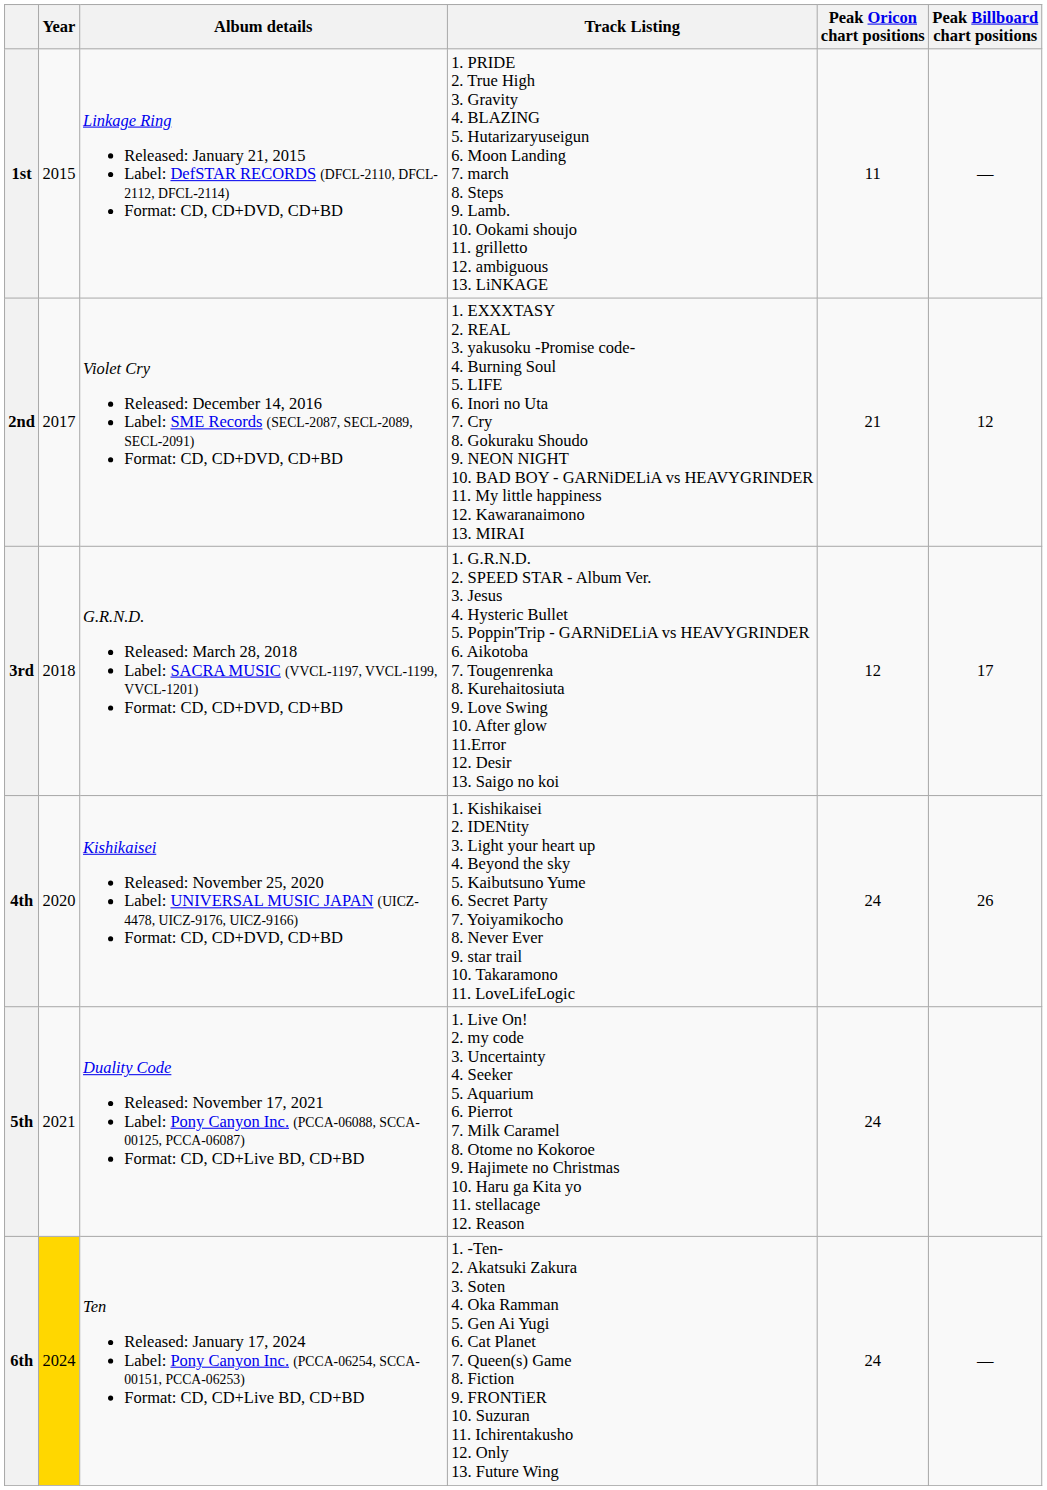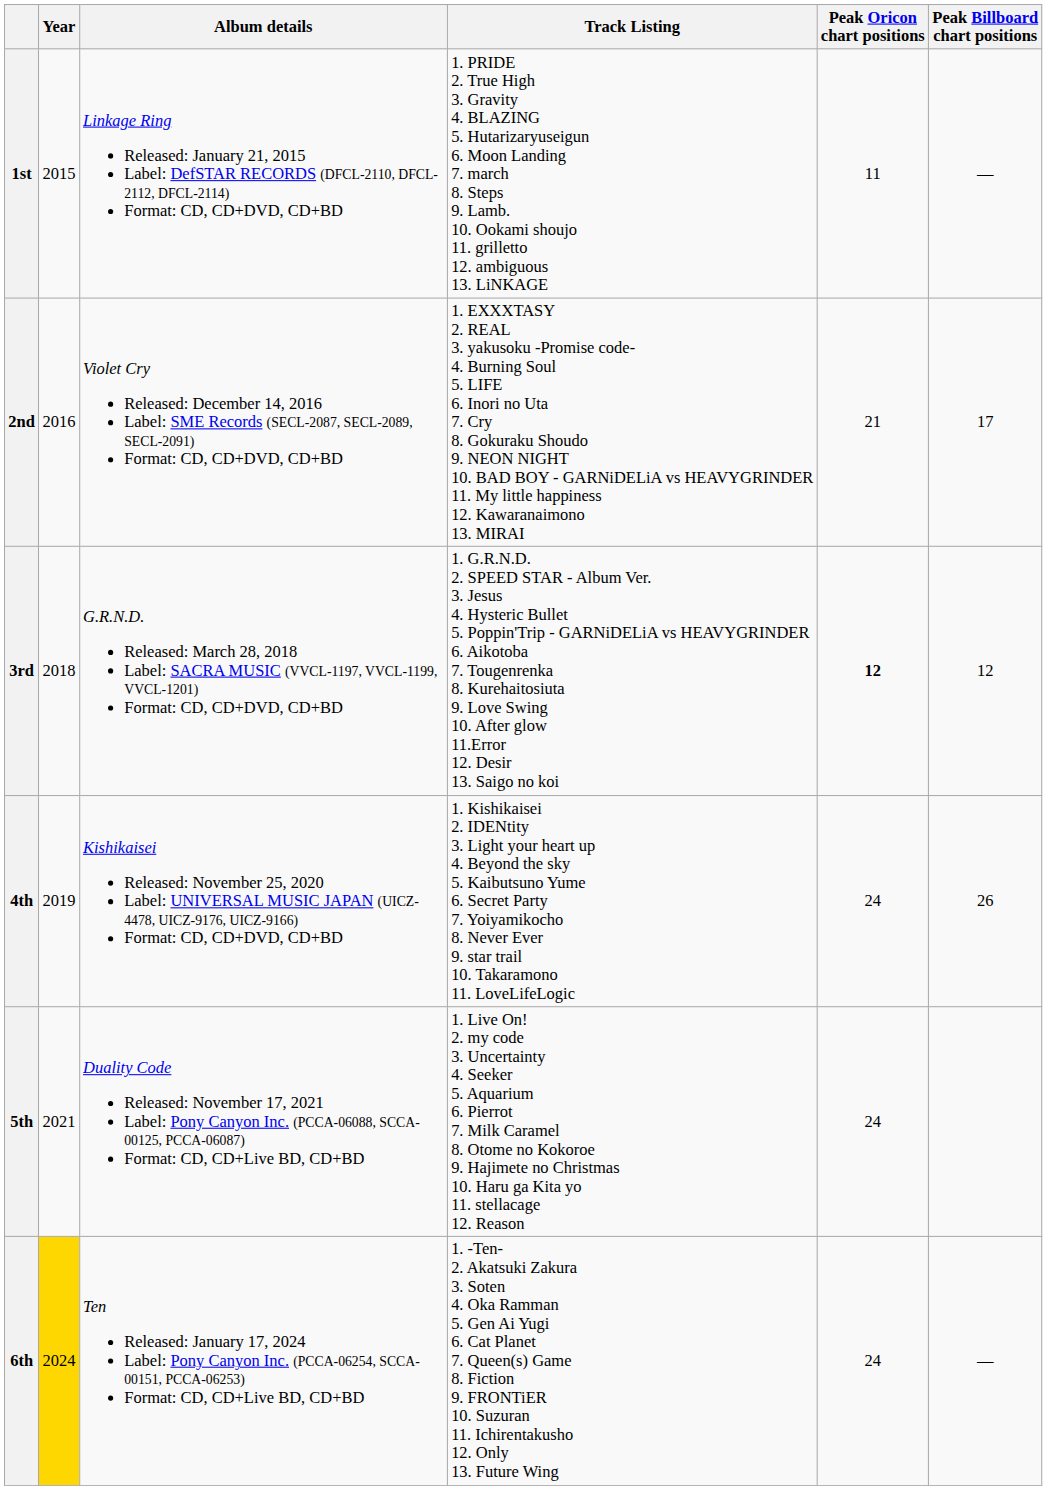(59, 422) 2017 -> (59, 422) 2016
(985, 422) 12 -> (985, 422) 17
(873, 670) normal -> (873, 670) bold
(985, 670) 17 -> (985, 670) 12
(59, 900) 2020 -> (59, 900) 2019
